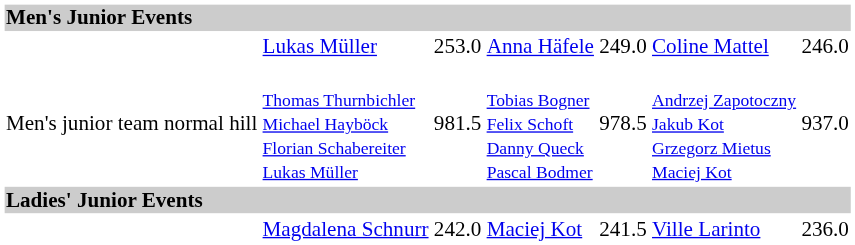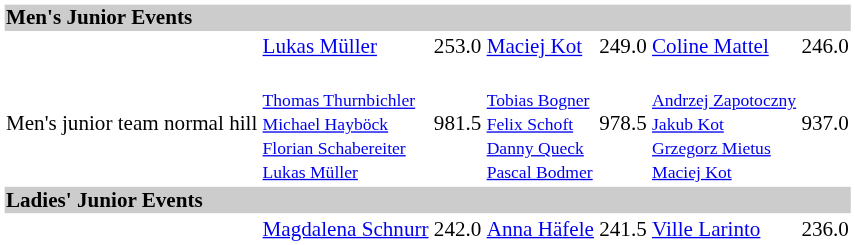(540, 46) Anna Häfele -> (534, 46) Maciej Kot
(534, 228) Maciej Kot -> (540, 228) Anna Häfele
